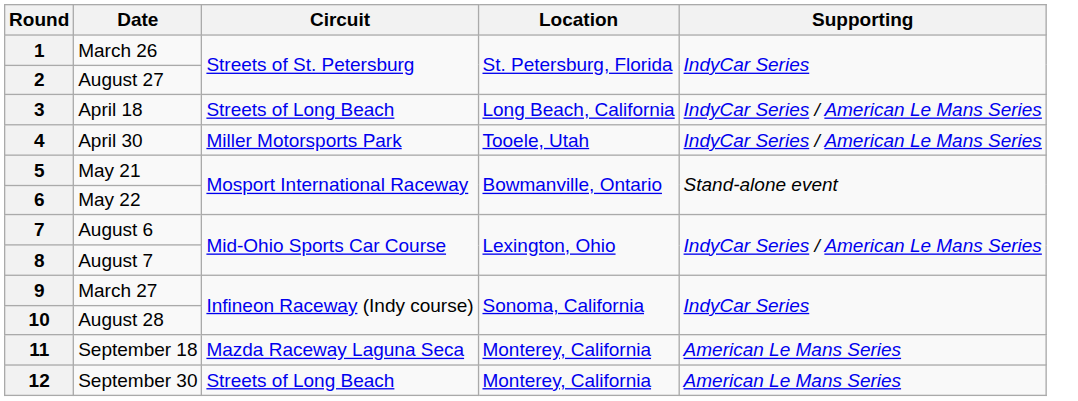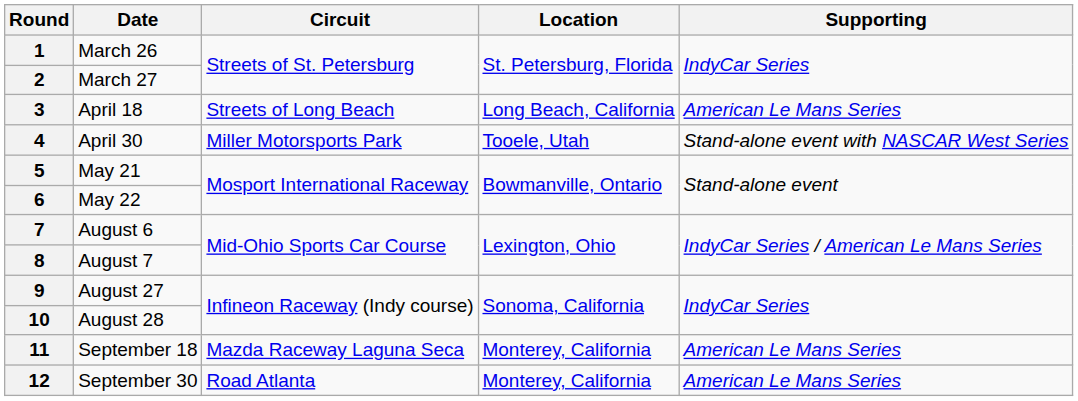(121, 80) August 27 -> (118, 80) March 27
(863, 110) IndyCar Series / American Le Mans Series -> (792, 110) American Le Mans Series
(863, 140) IndyCar Series / American Le Mans Series -> (876, 140) Stand-alone event with NASCAR West Series
(118, 290) March 27 -> (121, 290) August 27
(300, 380) Streets of Long Beach -> (261, 380) Road Atlanta
